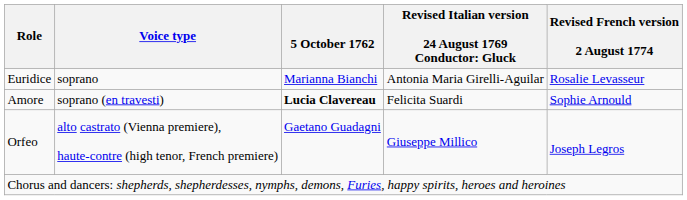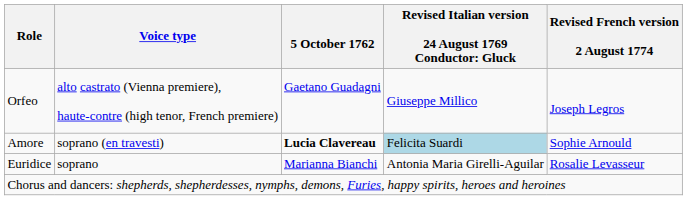rows swapped: (23, 142) <-> (29, 79)
(425, 99) no background -> (425, 143) lightblue background
